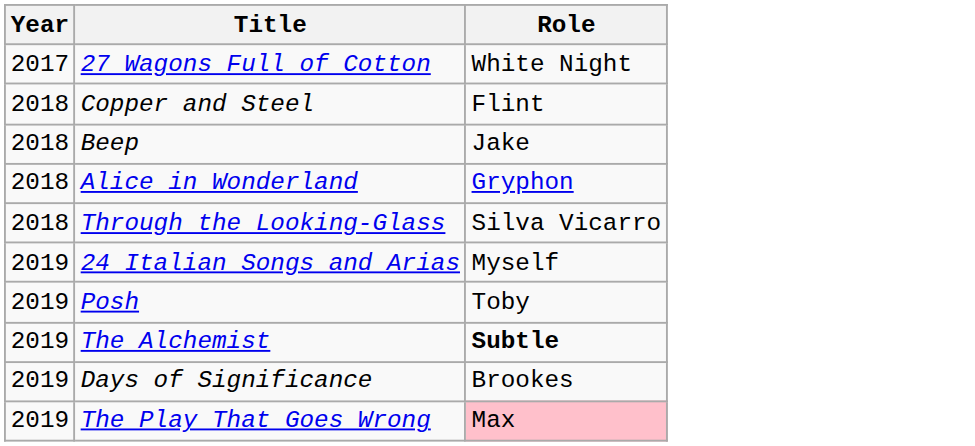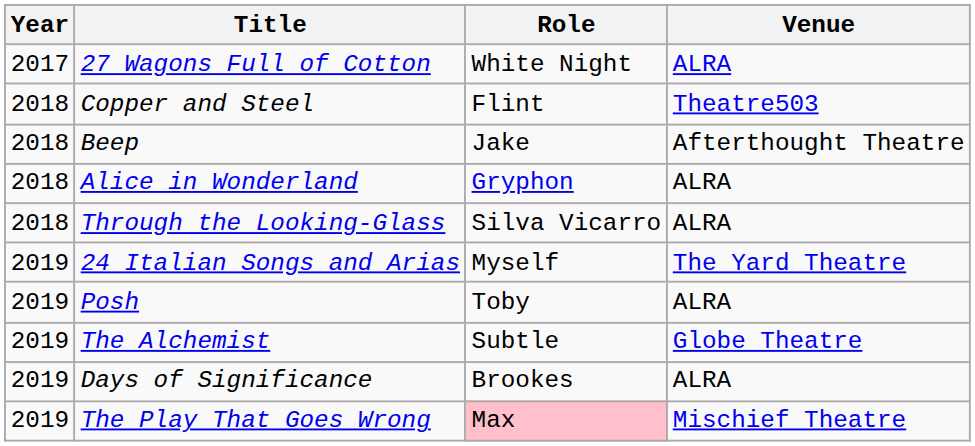+ column: (819, 25)
(515, 342) bold -> (515, 342) normal
